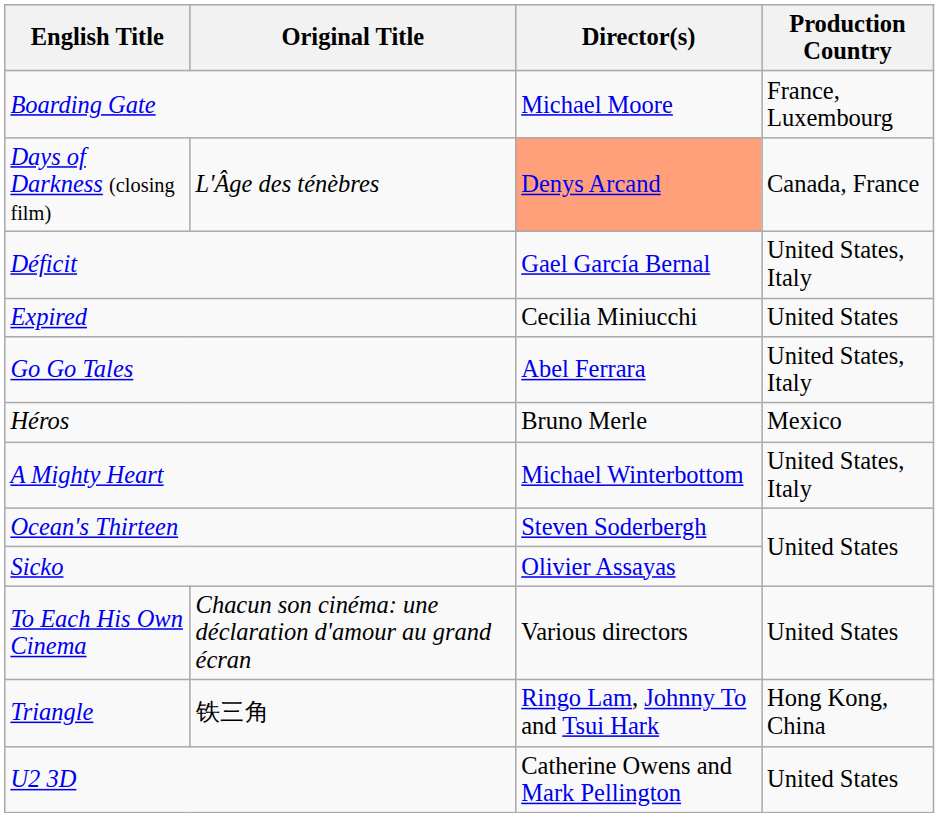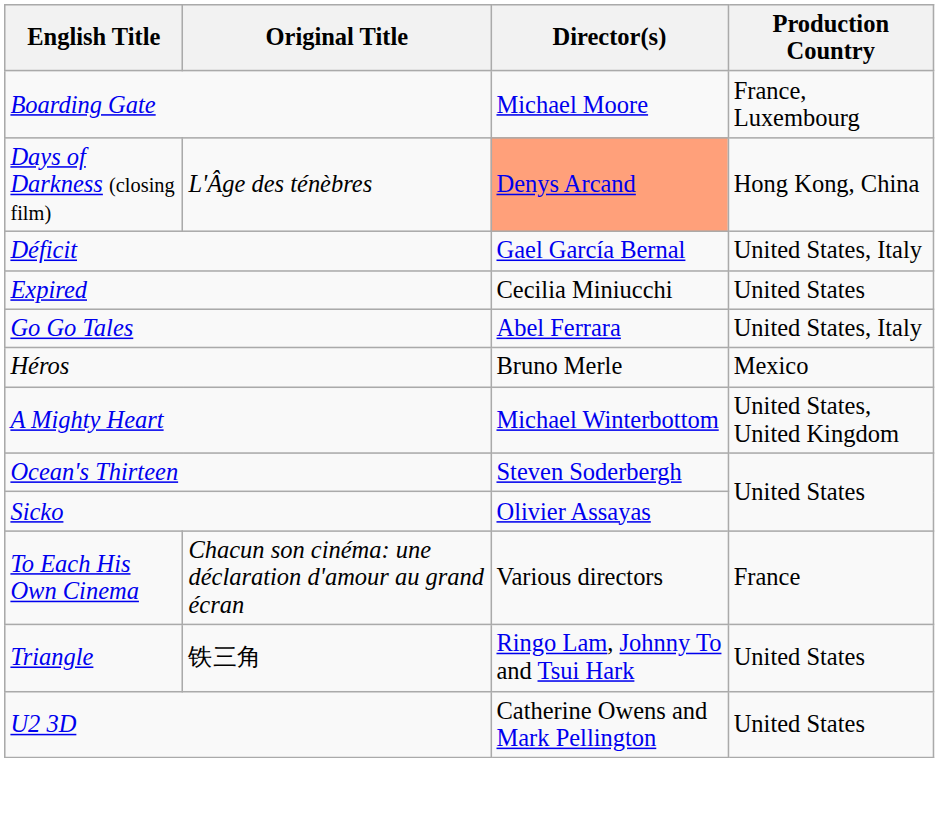(843, 184) Canada, France -> (827, 184) Hong Kong, China
(836, 474) United States, Italy -> (816, 419) United States, United Kingdom
(833, 632) United States -> (767, 577) France
(828, 712) Hong Kong, China -> (799, 657) United States
